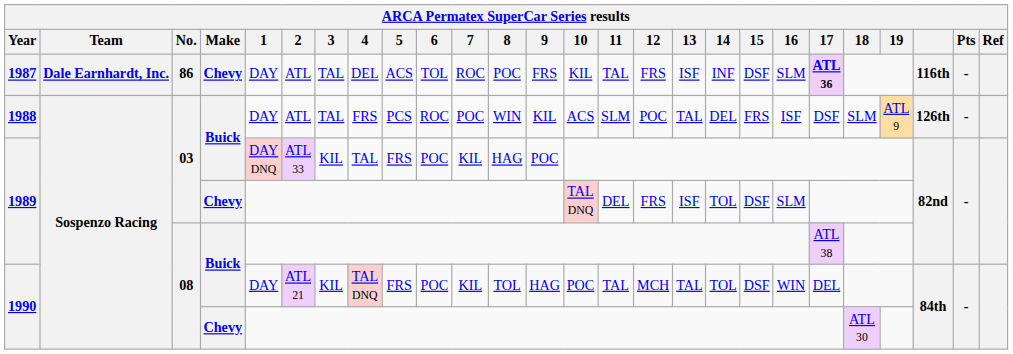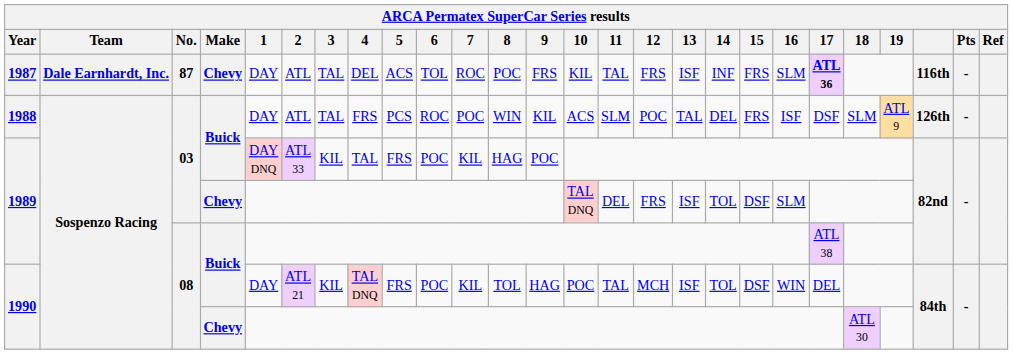(186, 74) 86 -> (186, 74) 87
(757, 74) DSF -> (757, 74) FRS
(689, 285) TAL -> (689, 285) ISF
